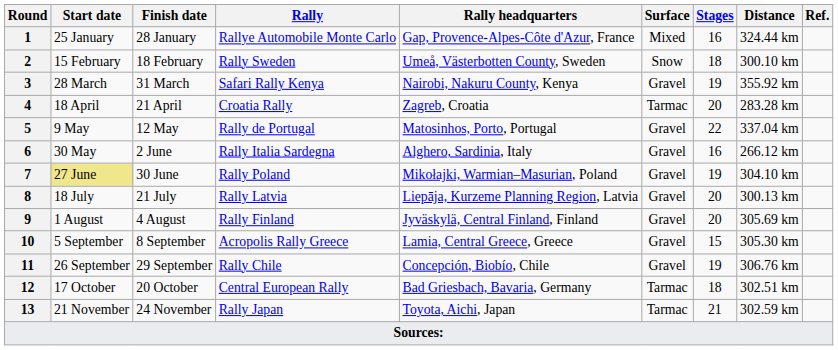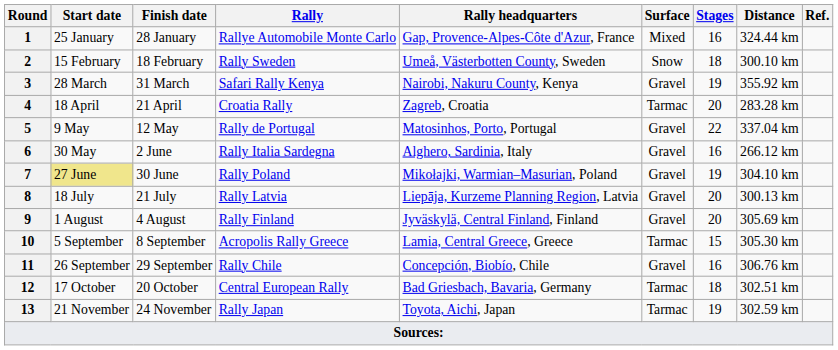(667, 242) Gravel -> (667, 242) Tarmac
(715, 264) 19 -> (715, 264) 16
(715, 310) 21 -> (715, 310) 19
